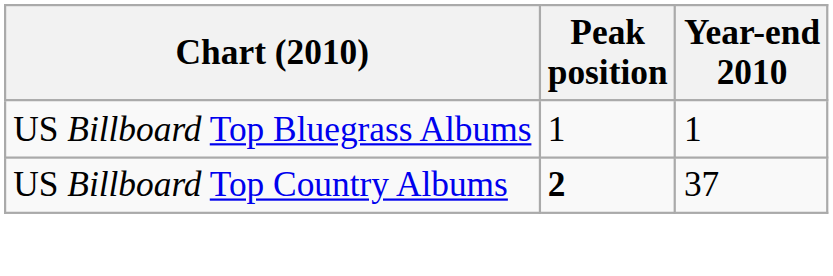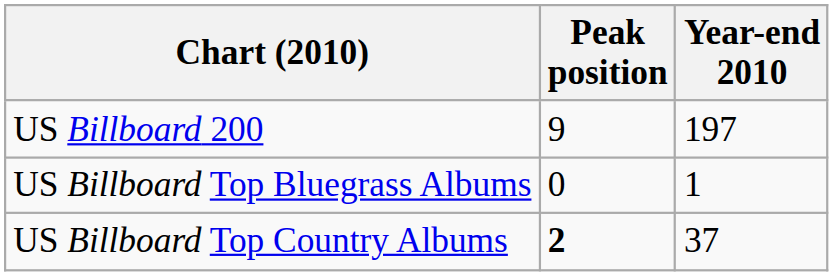+ row: (138, 128)
(557, 128) 1 -> (557, 184) 0
